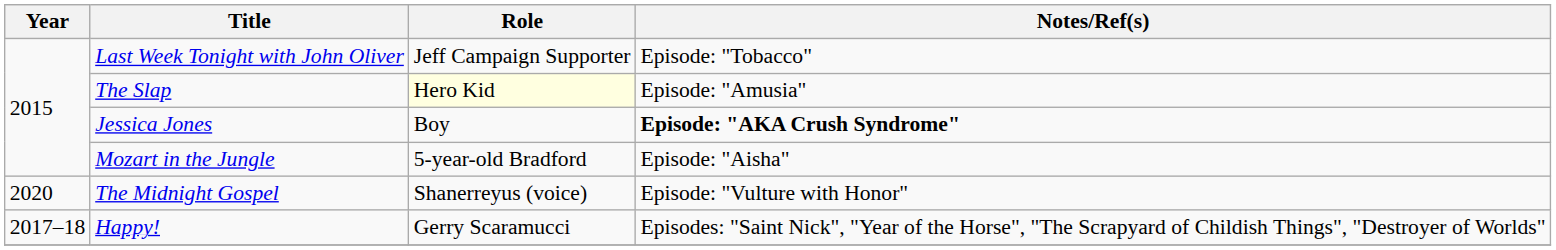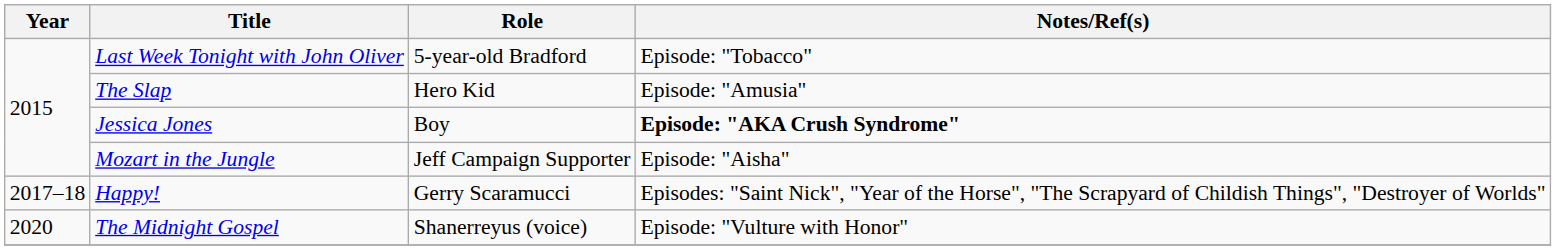(522, 55) Jeff Campaign Supporter -> (500, 55) 5-year-old Bradford
(454, 90) lightyellow background -> (454, 90) no background
(500, 158) 5-year-old Bradford -> (522, 158) Jeff Campaign Supporter
rows swapped: (128, 227) <-> (187, 192)
